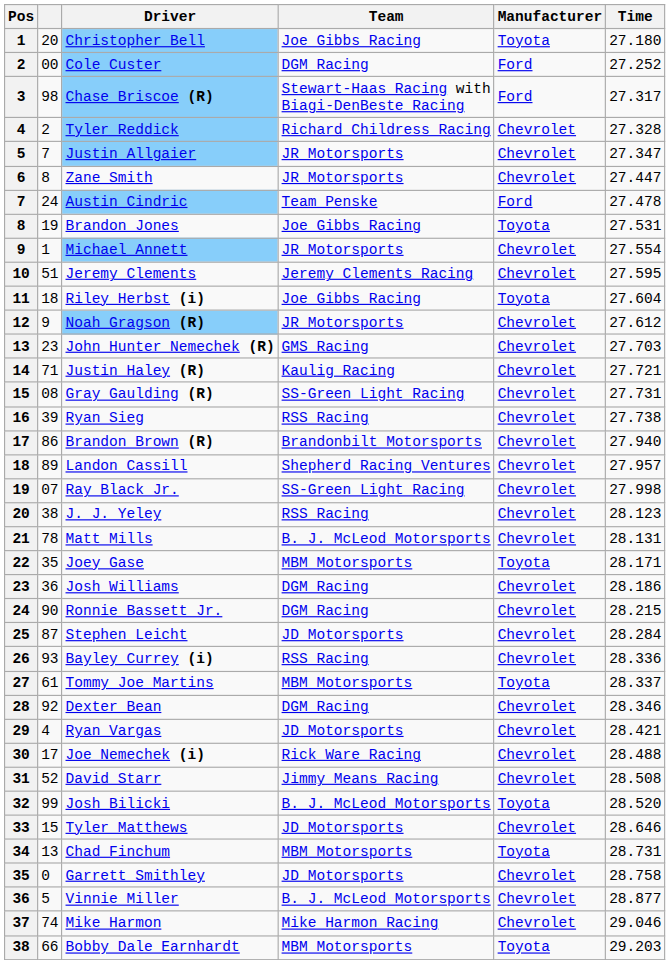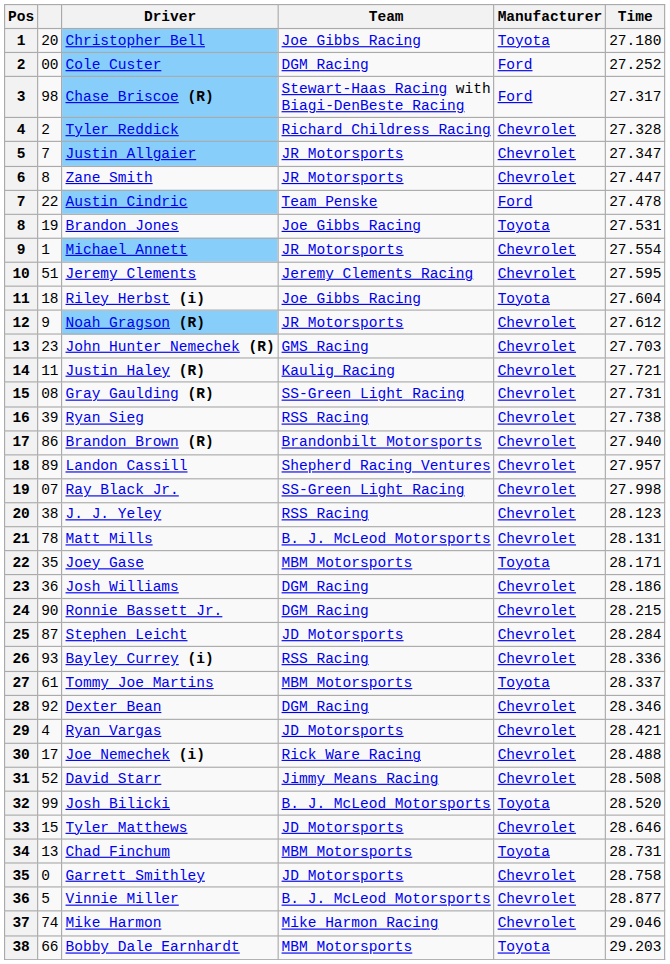(50, 202) 24 -> (50, 202) 22
(50, 370) 71 -> (50, 370) 11
